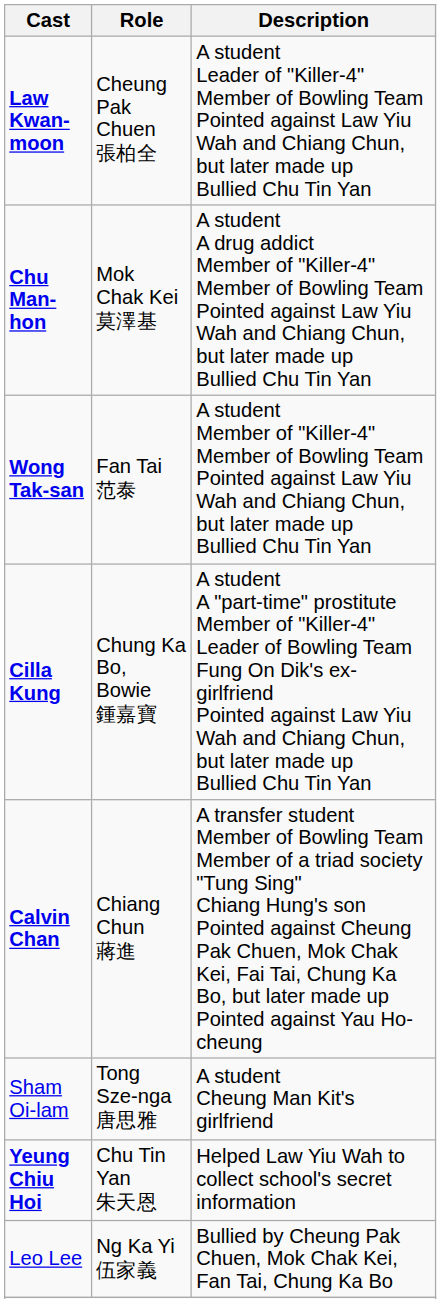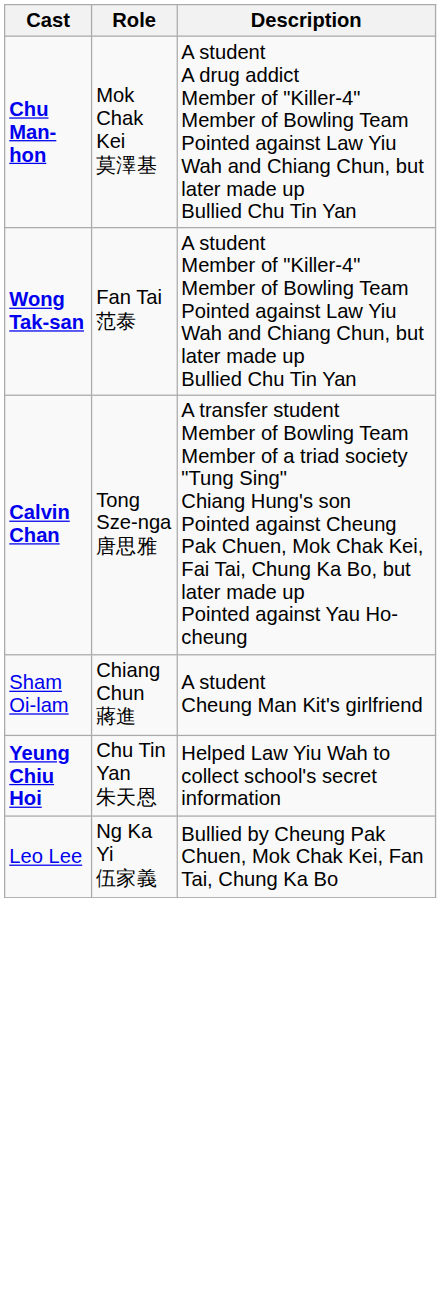- row: (40, 120)
- row: (35, 681)
(128, 927) Chiang Chun 蔣進 -> (134, 523) Tong Sze-nga 唐思雅
(134, 1097) Tong Sze-nga 唐思雅 -> (128, 693) Chiang Chun 蔣進
